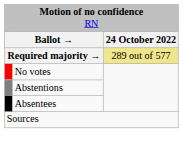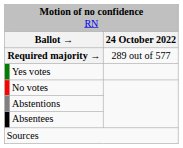(141, 55) khaki background -> (141, 55) no background
+ row: (31, 71)
